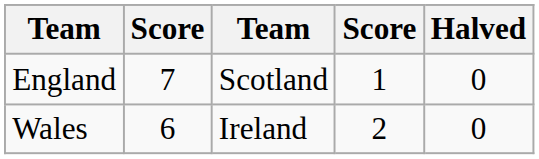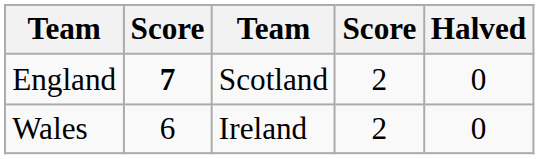(167, 78) normal -> (167, 78) bold
(379, 78) 1 -> (379, 78) 2
